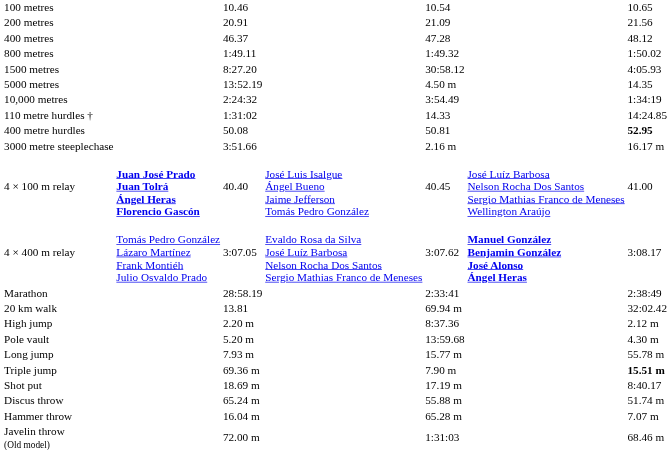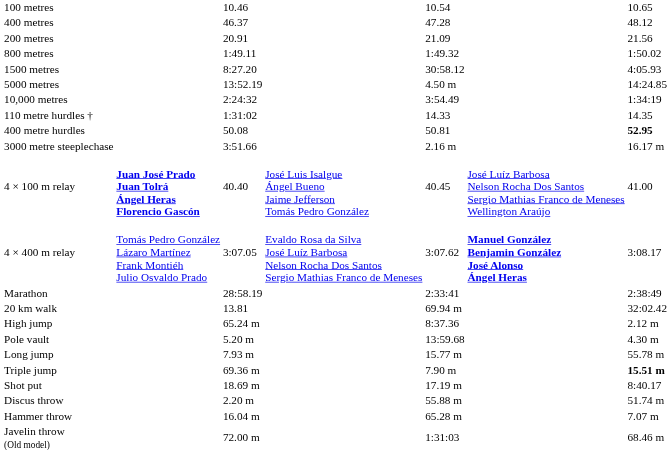rows swapped: (29, 22) <-> (29, 38)
(640, 84) 14.35 -> (647, 84) 14:24.85
(647, 115) 14:24.85 -> (640, 115) 14.35
(238, 323) 2.20 m -> (241, 323) 65.24 m
(241, 400) 65.24 m -> (238, 400) 2.20 m
